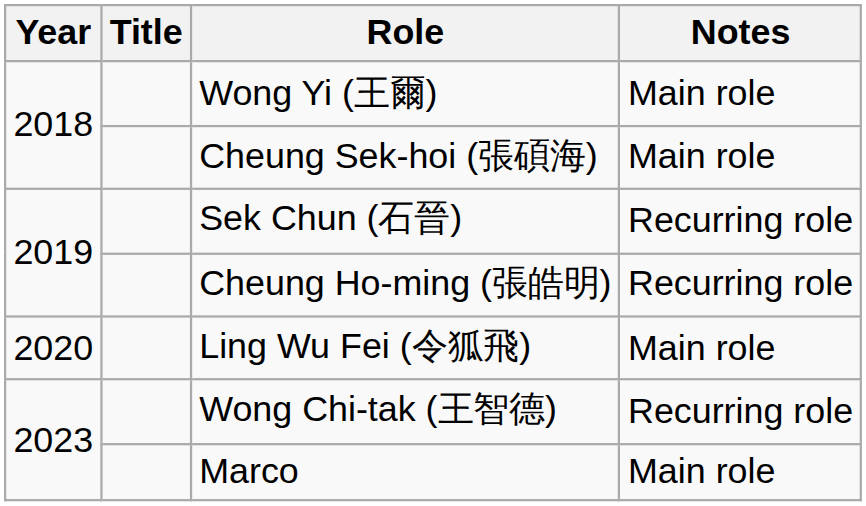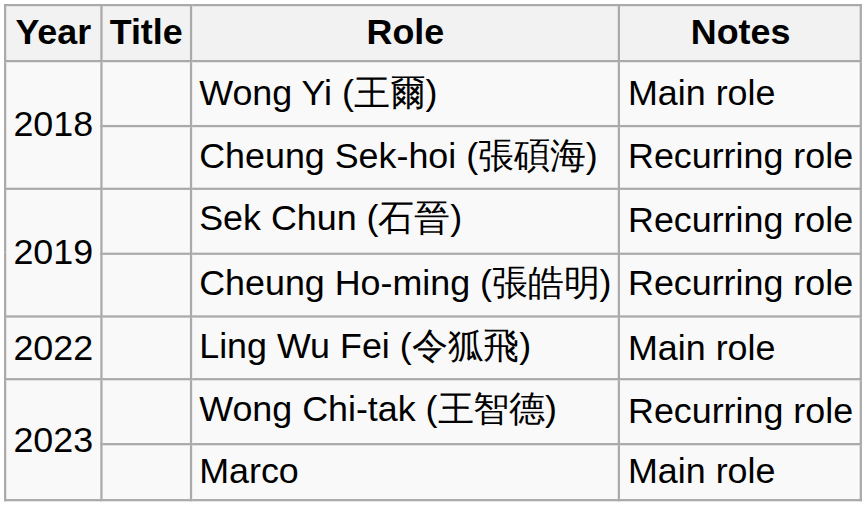(702, 156) Main role -> (741, 156) Recurring role
(53, 347) 2020 -> (53, 347) 2022
